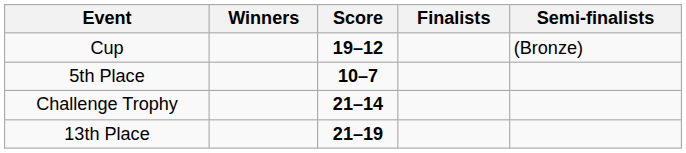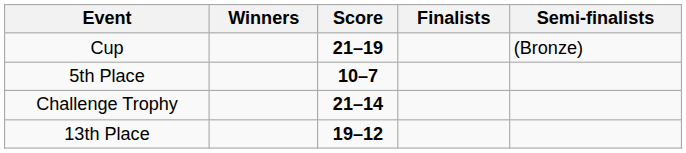(358, 47) 19–12 -> (358, 47) 21–19
(358, 133) 21–19 -> (358, 133) 19–12
